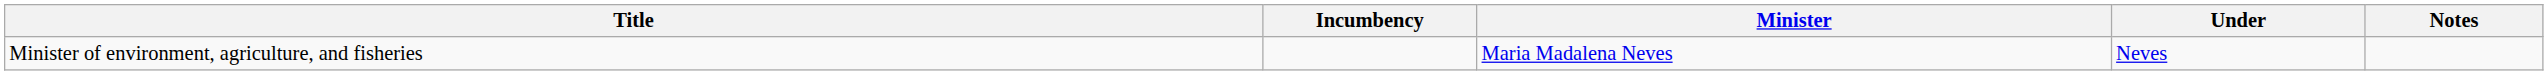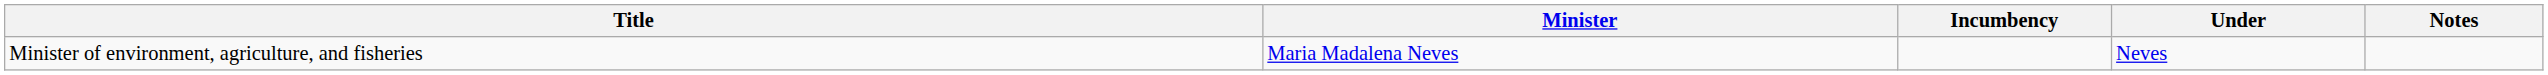columns swapped: (1794, 20) <-> (1370, 20)
